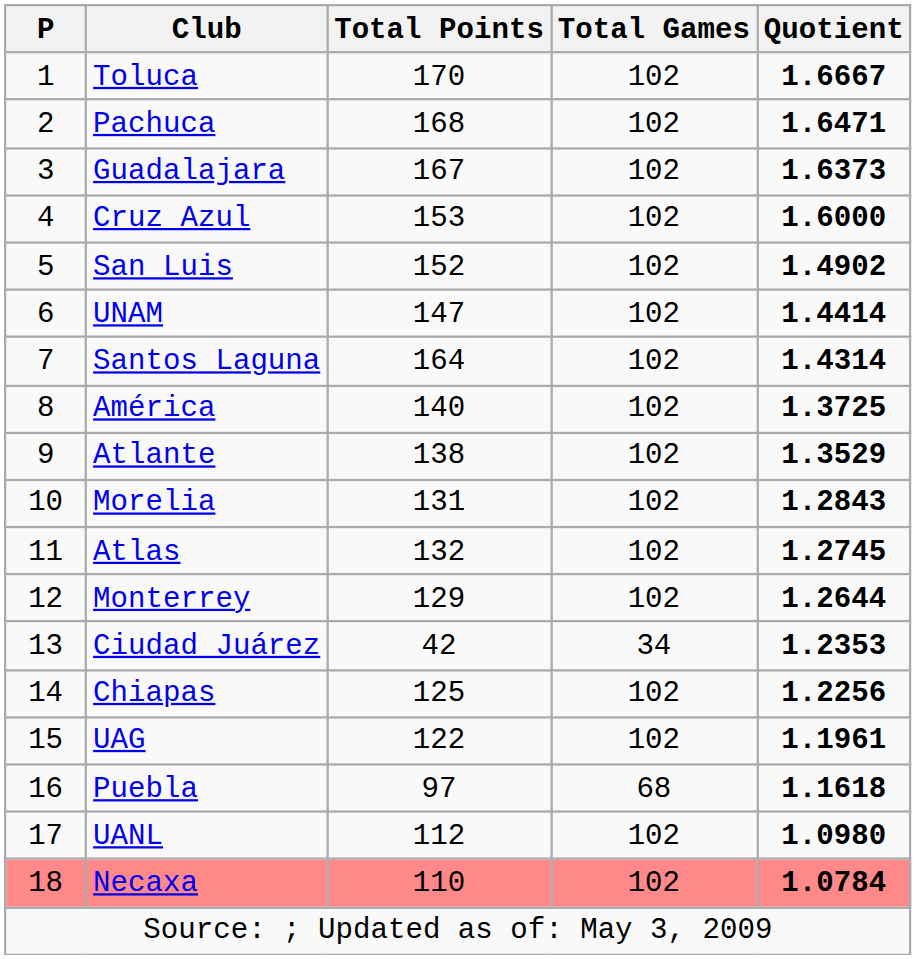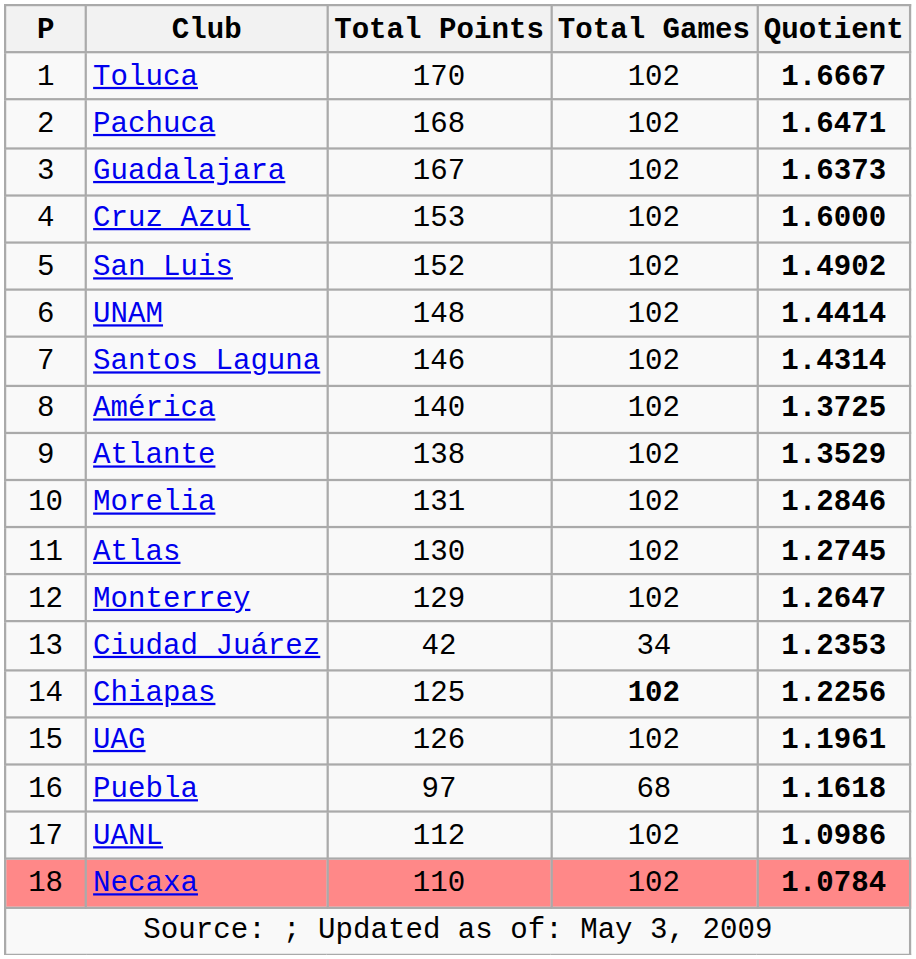(439, 314) 147 -> (439, 314) 148
(439, 361) 164 -> (439, 361) 146
(834, 503) 1.2843 -> (834, 503) 1.2846
(439, 551) 132 -> (439, 551) 130
(834, 598) 1.2644 -> (834, 598) 1.2647
(654, 693) normal -> (654, 693) bold
(439, 741) 122 -> (439, 741) 126
(834, 836) 1.0980 -> (834, 836) 1.0986
